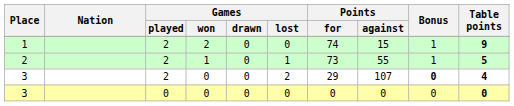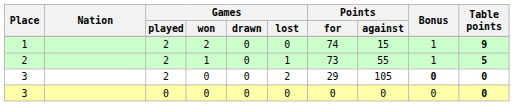(383, 77) 107 -> (383, 77) 105
(484, 77) 4 -> (484, 77) 0
